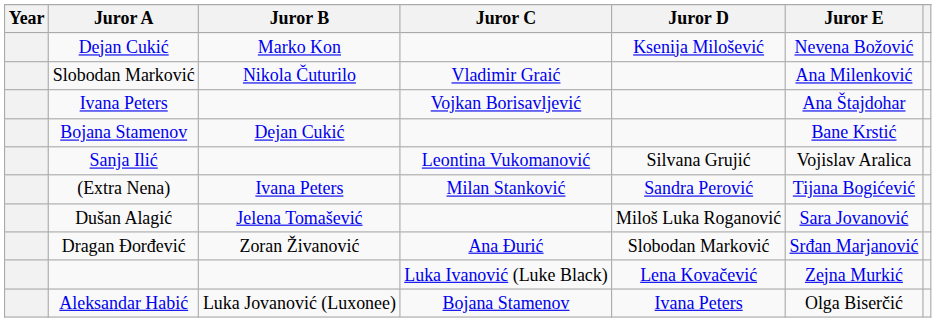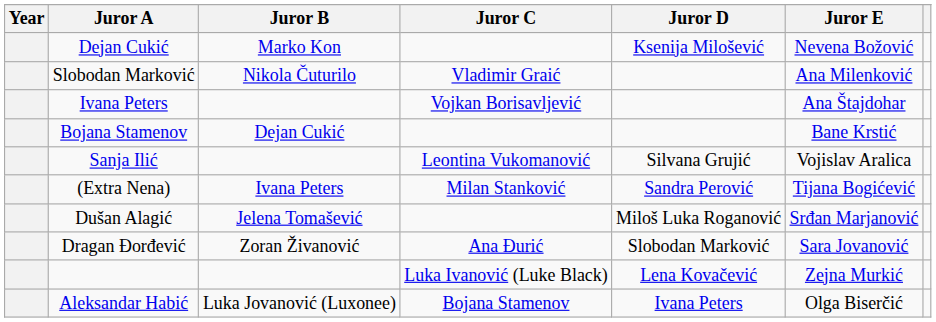(854, 217) Sara Jovanović -> (854, 217) Srđan Marjanović
(854, 246) Srđan Marjanović -> (854, 246) Sara Jovanović
